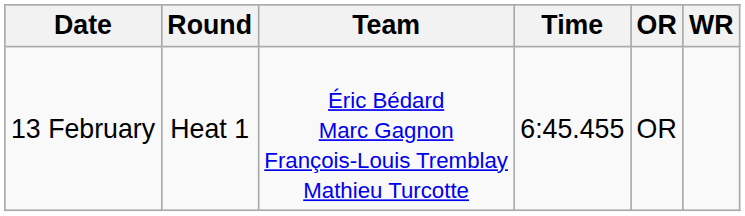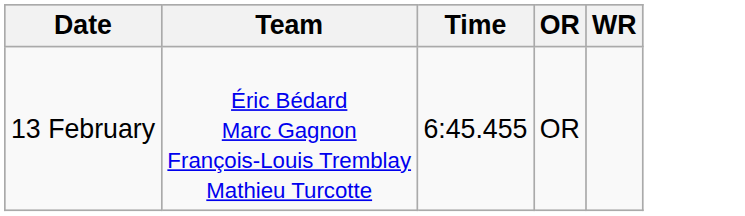- column: (210, 25)
